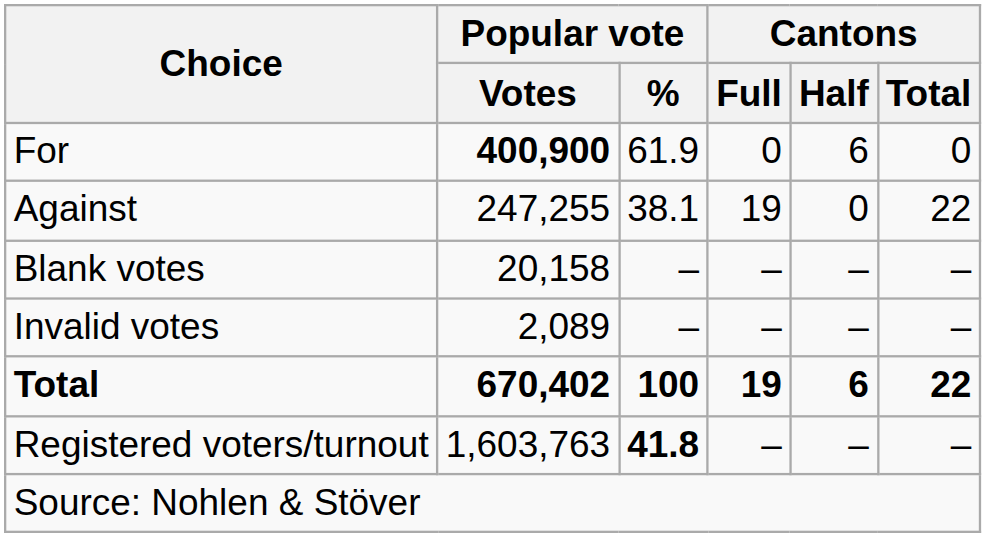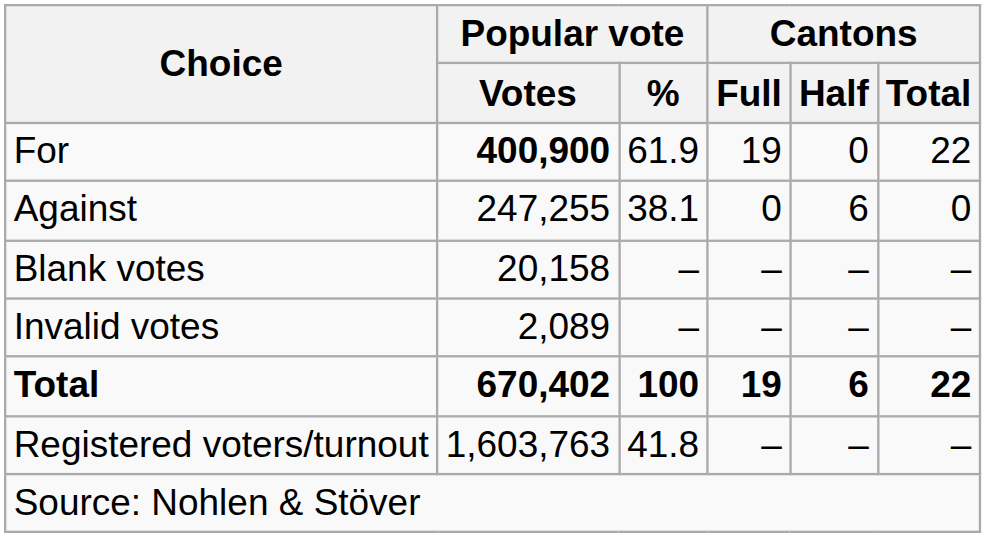(772, 151) 0 -> (761, 151) 19
(858, 151) 6 -> (858, 151) 0
(961, 151) 0 -> (951, 151) 22
(761, 209) 19 -> (772, 209) 0
(858, 209) 0 -> (858, 209) 6
(951, 209) 22 -> (961, 209) 0
(663, 444) bold -> (663, 444) normal
